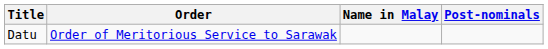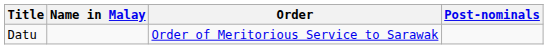columns swapped: (193, 14) <-> (391, 14)
